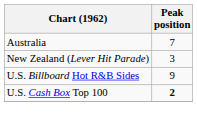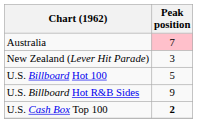(172, 42) no background -> (172, 42) pink background
+ row: (57, 76)
